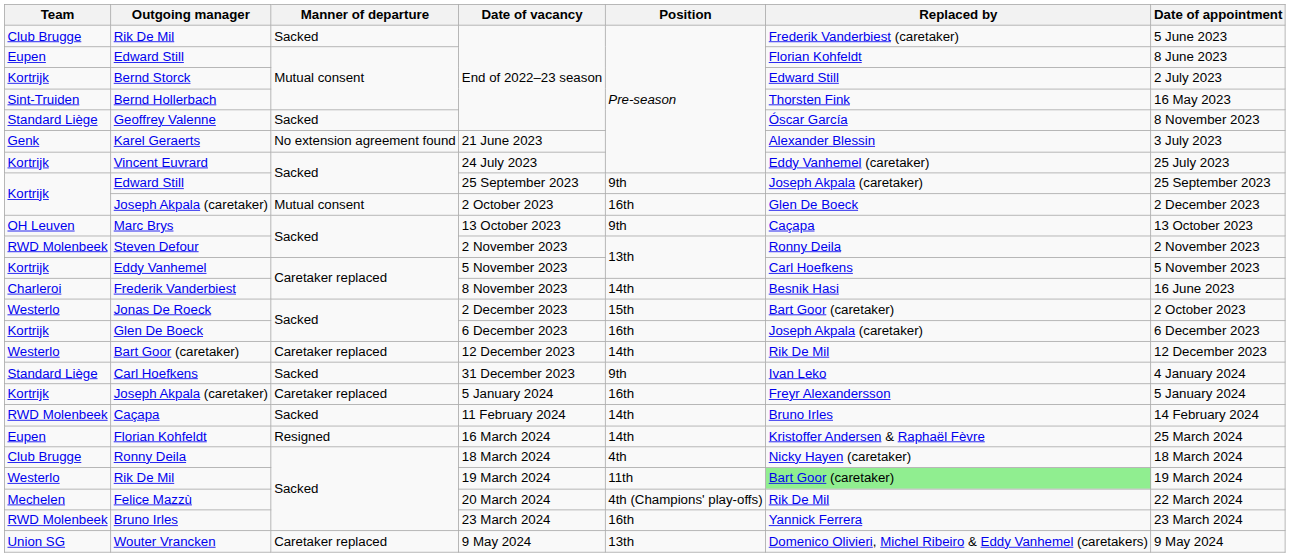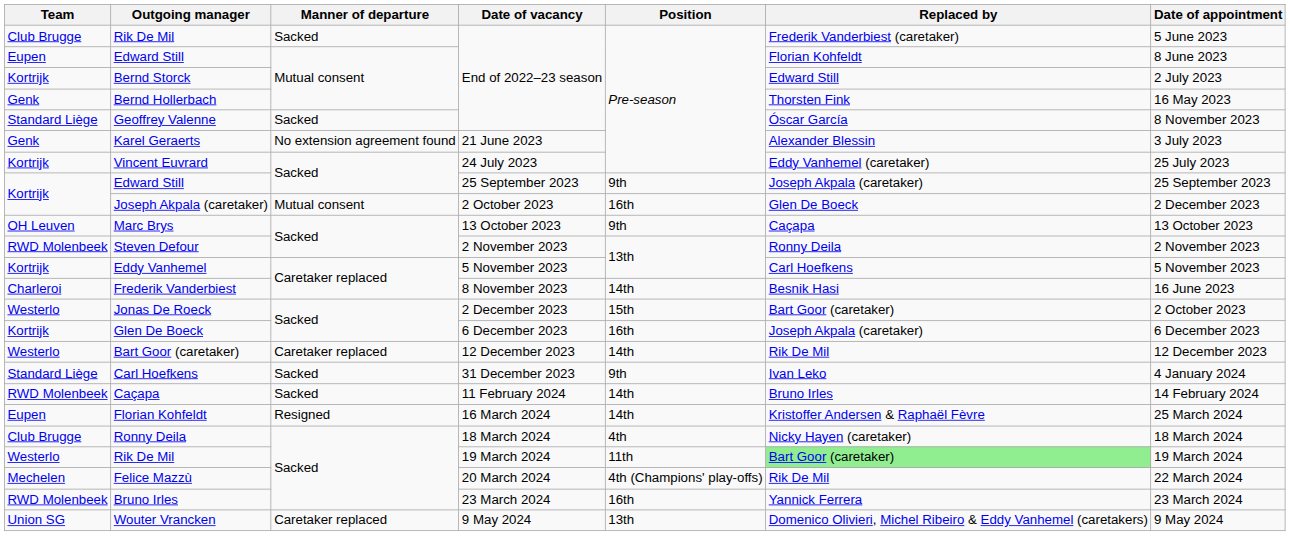(43, 99) Sint-Truiden -> (23, 99) Genk
- row: (191, 394)
